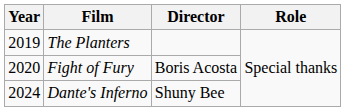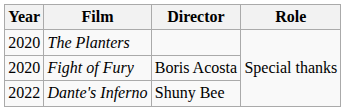(24, 42) 2019 -> (24, 42) 2020
(24, 93) 2024 -> (24, 93) 2022
